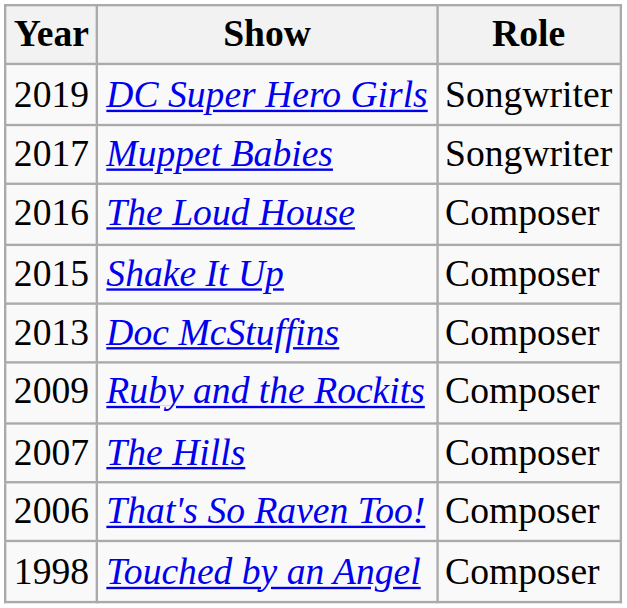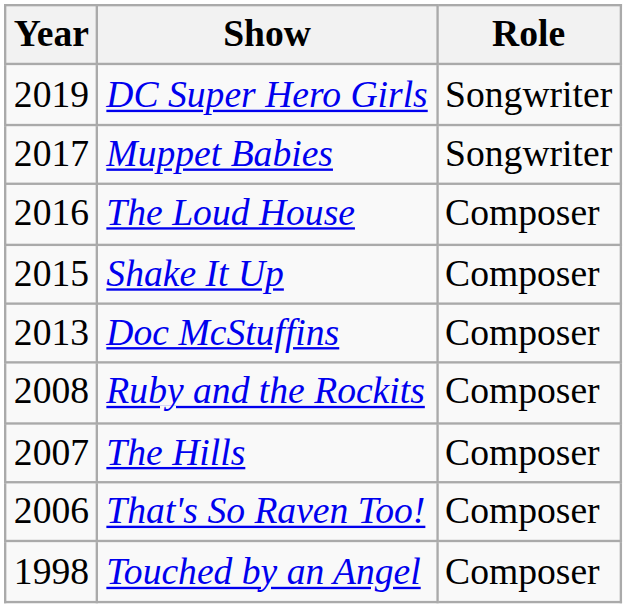(51, 392) 2009 -> (51, 392) 2008
